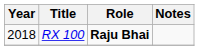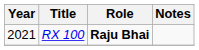(22, 34) 2018 -> (22, 34) 2021
